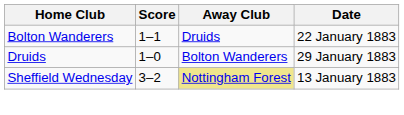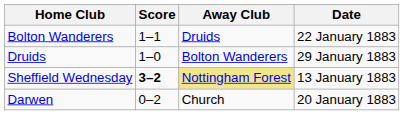(150, 78) normal -> (150, 78) bold
+ row: (30, 99)
